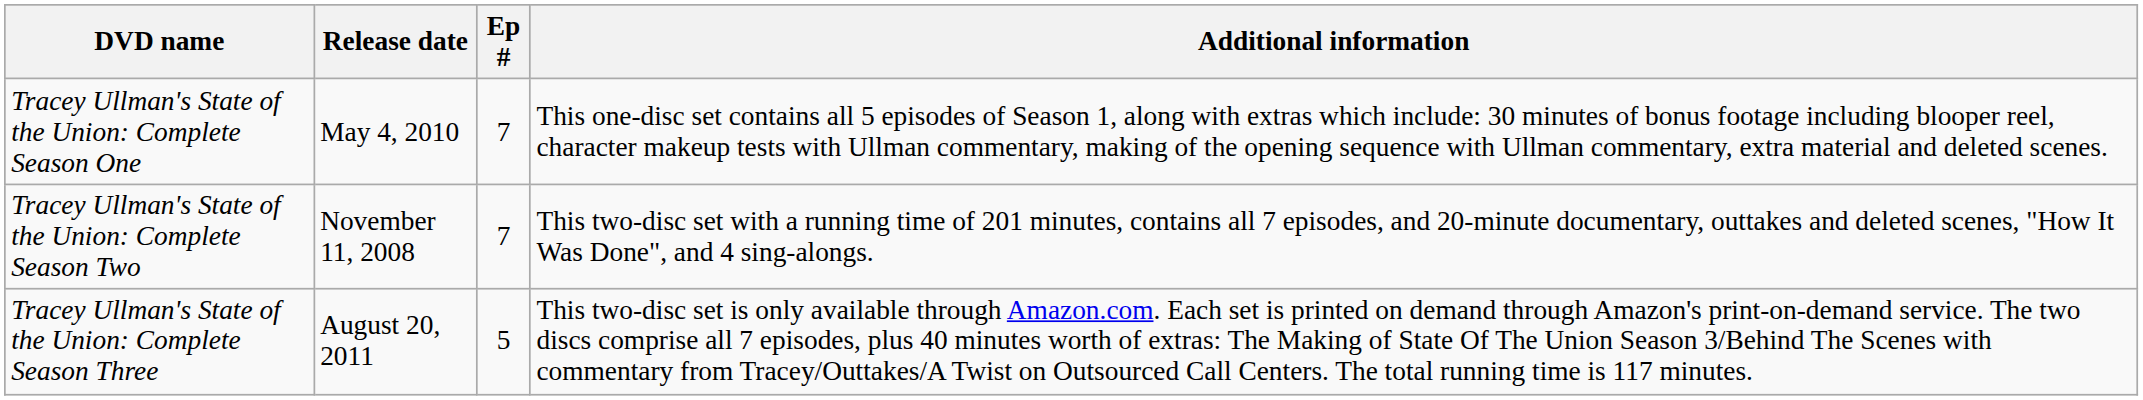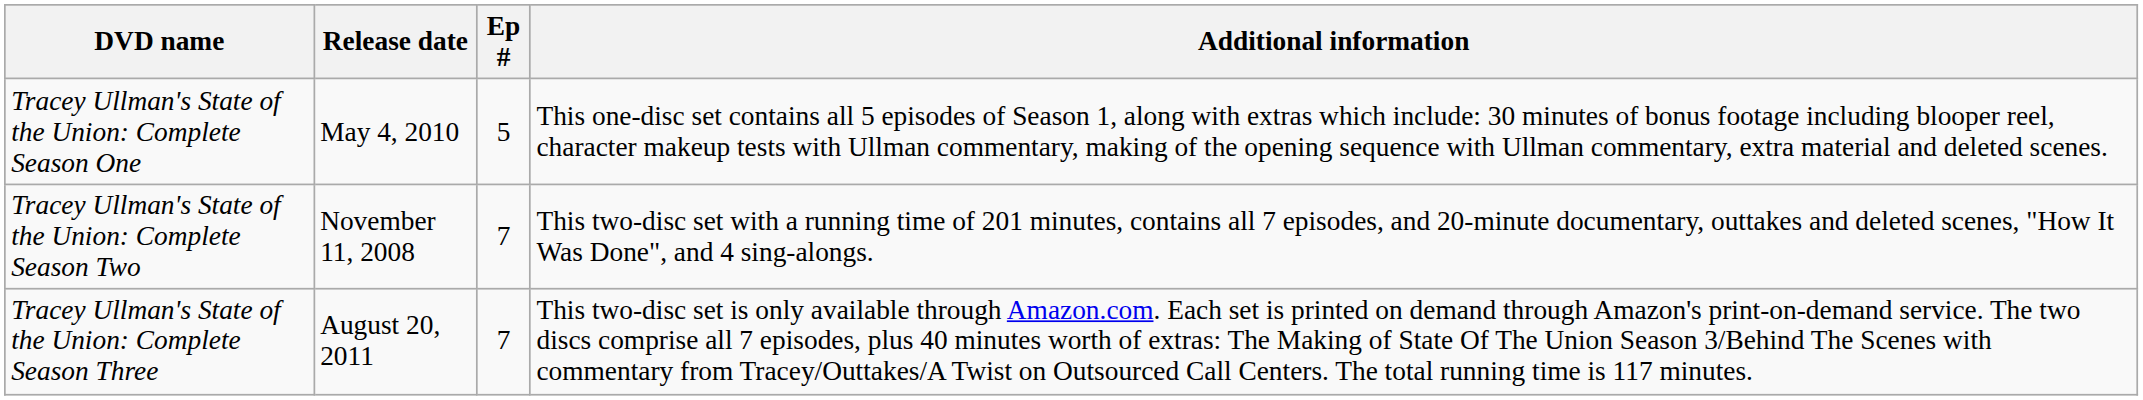(504, 131) 7 -> (504, 131) 5
(504, 341) 5 -> (504, 341) 7
